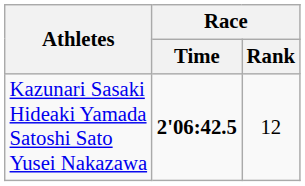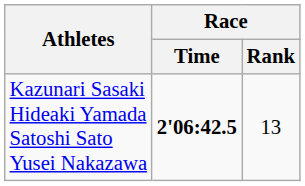(271, 127) 12 -> (271, 127) 13
